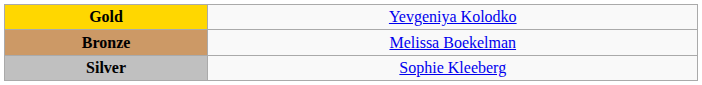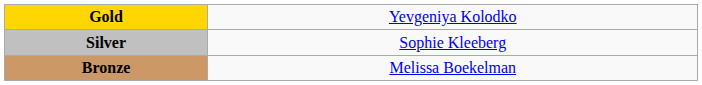rows swapped: (106, 67) <-> (106, 42)
